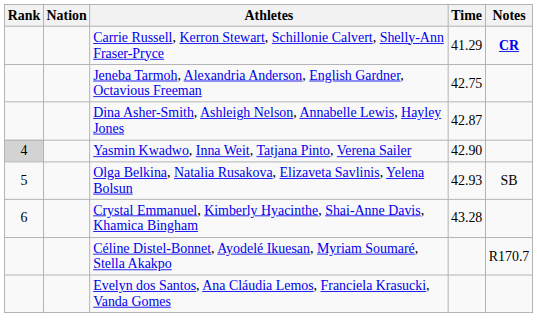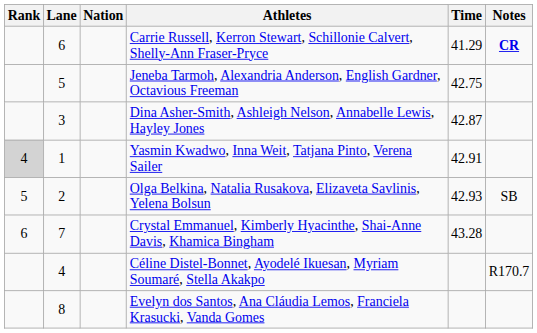+ column: (62, 15)
(467, 150) 42.90 -> (467, 158) 42.91
